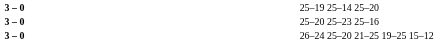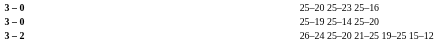rows swapped: (339, 8) <-> (339, 22)
(14, 36) 3 – 0 -> (14, 36) 3 – 2
